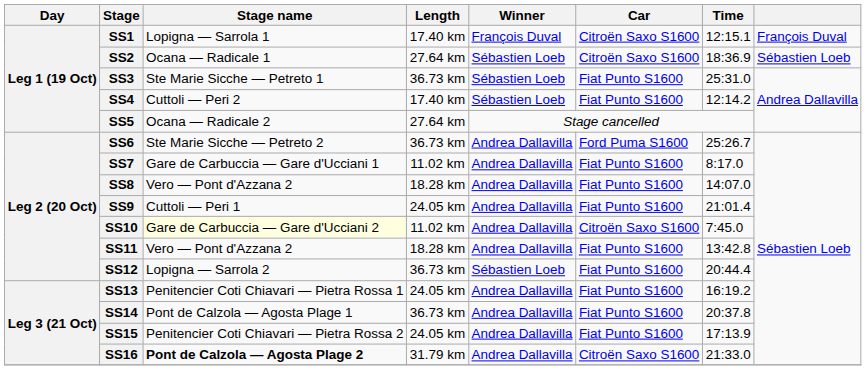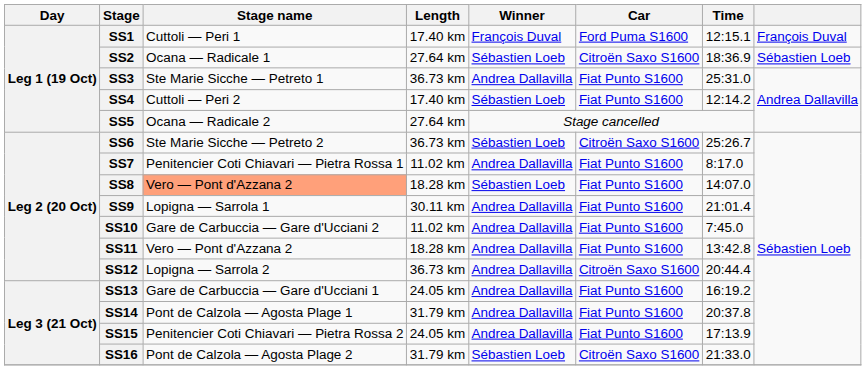(208, 36) Lopigna — Sarrola 1 -> (193, 36) Cuttoli — Peri 1
(639, 36) Citroën Saxo S1600 -> (633, 36) Ford Puma S1600
(518, 78) Sébastien Loeb -> (522, 78) Andrea Dallavilla
(522, 142) Andrea Dallavilla -> (518, 142) Sébastien Loeb
(633, 142) Ford Puma S1600 -> (639, 142) Citroën Saxo S1600
(263, 163) Gare de Carbuccia — Gare d'Ucciani 1 -> (275, 163) Penitencier Coti Chiavari — Pietra Rossa 1
(219, 184) no background -> (219, 184) lightsalmon background
(522, 184) Andrea Dallavilla -> (518, 184) Sébastien Loeb
(193, 206) Cuttoli — Peri 1 -> (208, 206) Lopigna — Sarrola 1
(437, 206) 24.05 km -> (437, 206) 30.11 km
(263, 227) lightyellow background -> (263, 227) no background
(639, 227) Citroën Saxo S1600 -> (631, 227) Fiat Punto S1600
(518, 269) Sébastien Loeb -> (522, 269) Andrea Dallavilla
(631, 269) Fiat Punto S1600 -> (639, 269) Citroën Saxo S1600
(275, 291) Penitencier Coti Chiavari — Pietra Rossa 1 -> (263, 291) Gare de Carbuccia — Gare d'Ucciani 1
(437, 312) 36.73 km -> (437, 312) 31.79 km
(255, 354) bold -> (249, 354) normal
(522, 354) Andrea Dallavilla -> (518, 354) Sébastien Loeb
